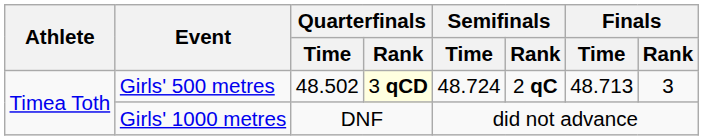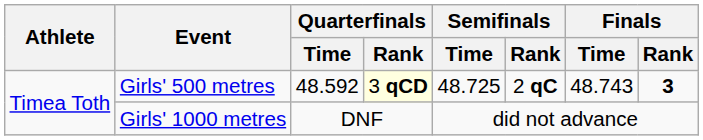(327, 86) 48.502 -> (327, 86) 48.592
(469, 86) 48.724 -> (469, 86) 48.725
(602, 86) 48.713 -> (602, 86) 48.743
(668, 86) normal -> (668, 86) bold
